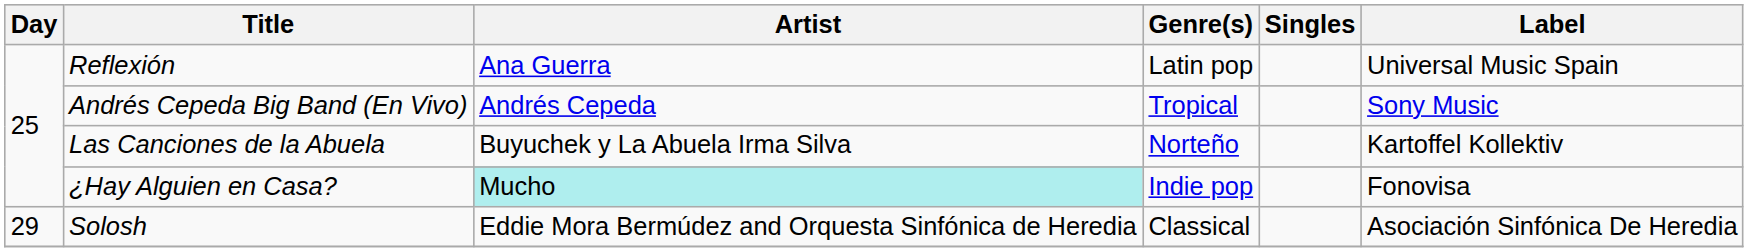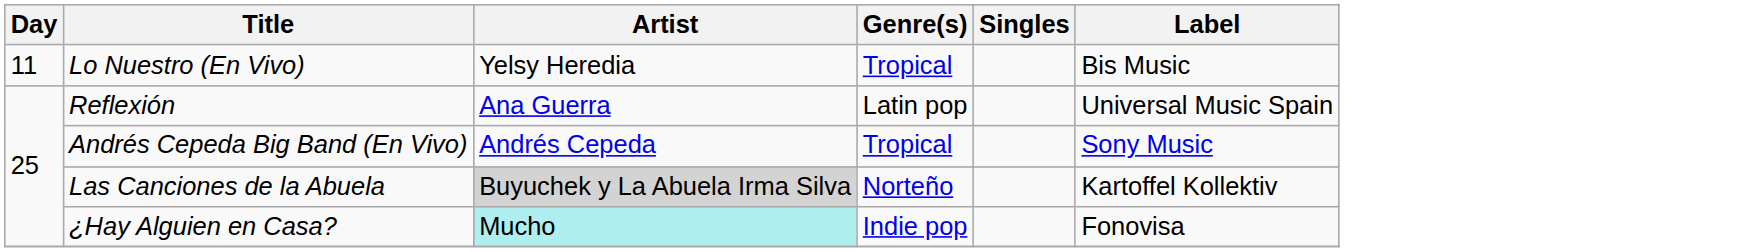+ row: (187, 65)
(665, 145) no background -> (665, 186) lightgrey background
- row: (108, 226)
